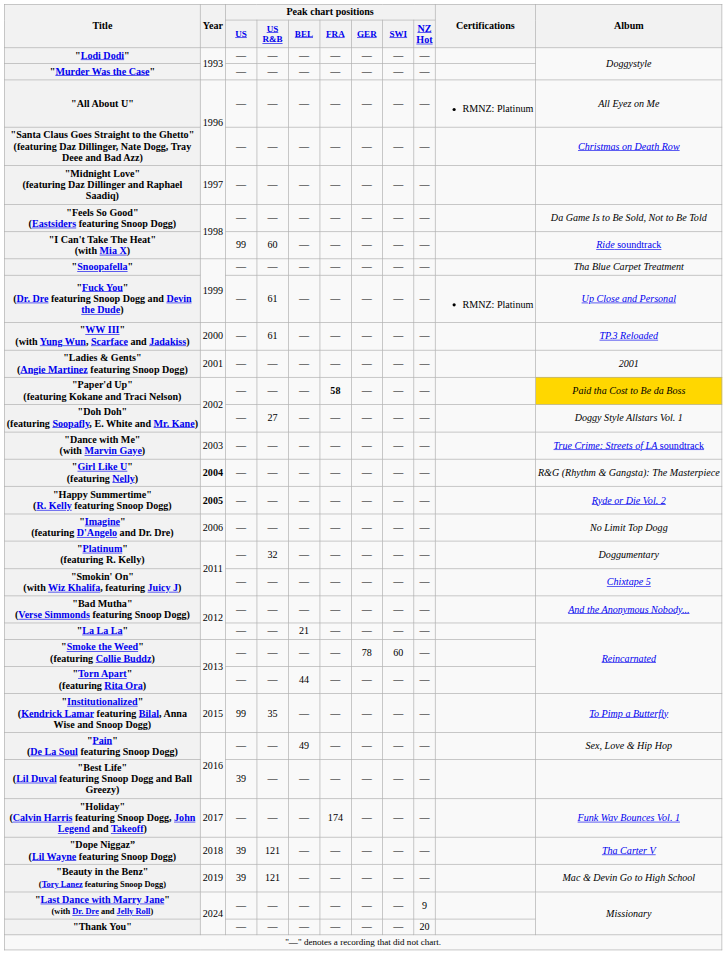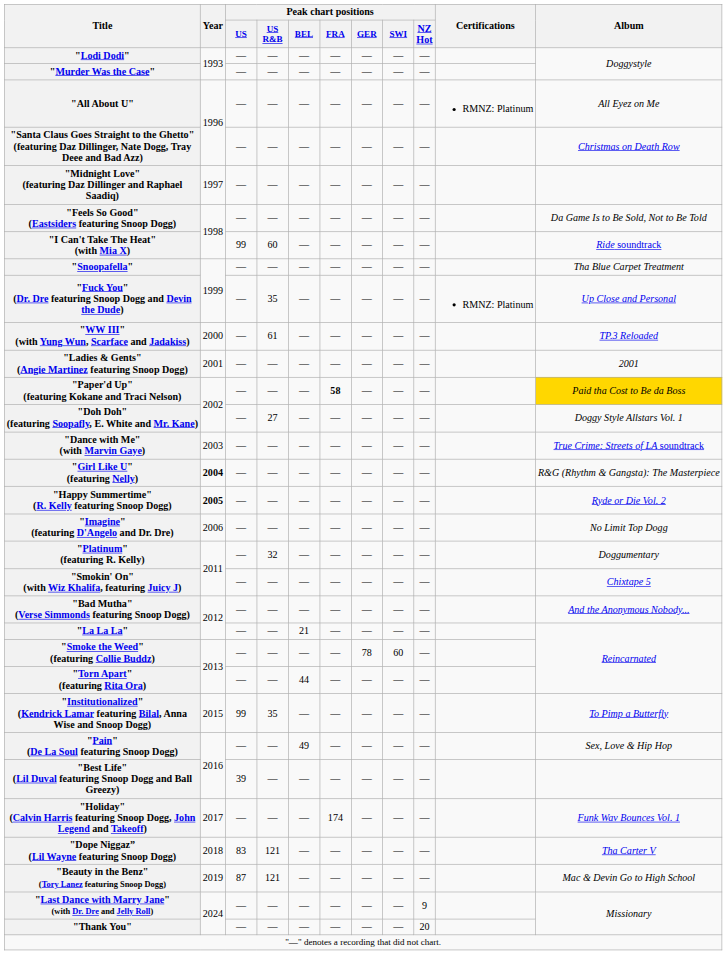(272, 298) 61 -> (272, 298) 35
(241, 850) 39 -> (241, 850) 83
(241, 878) 39 -> (241, 878) 87
